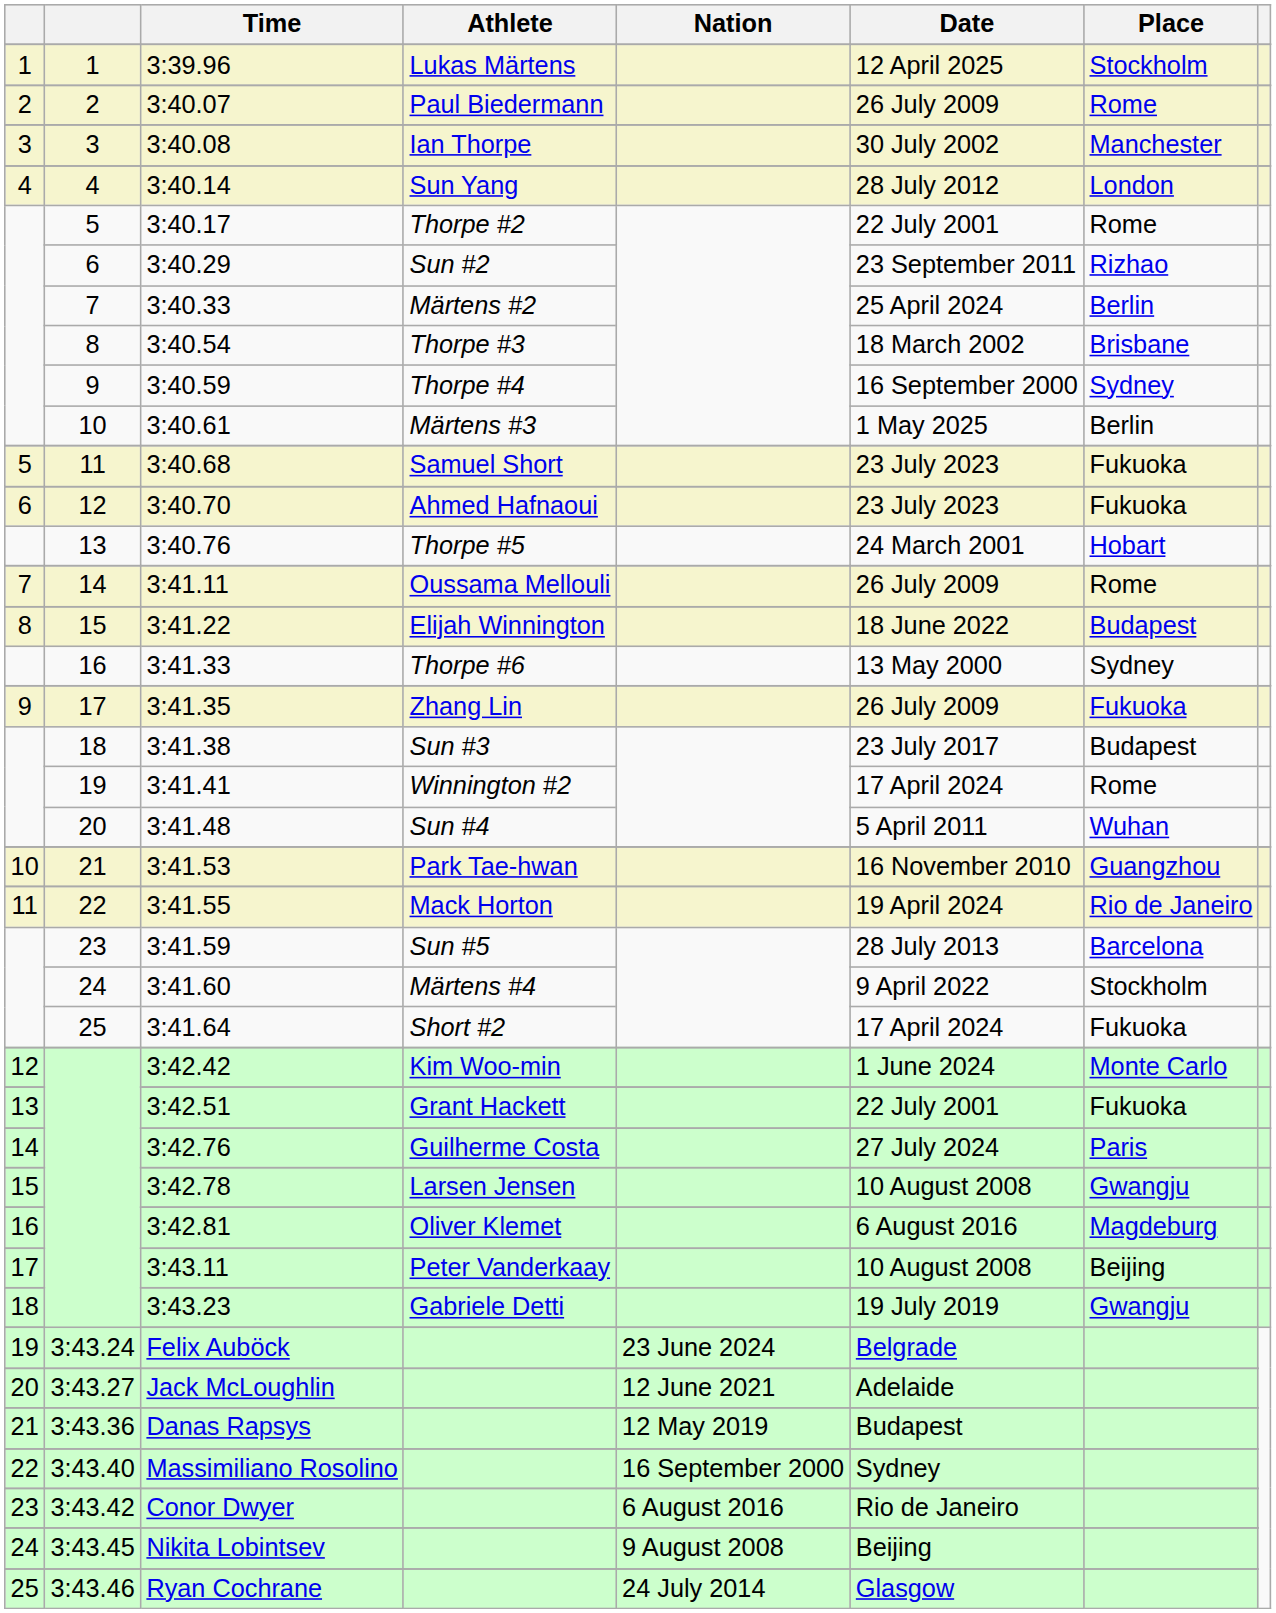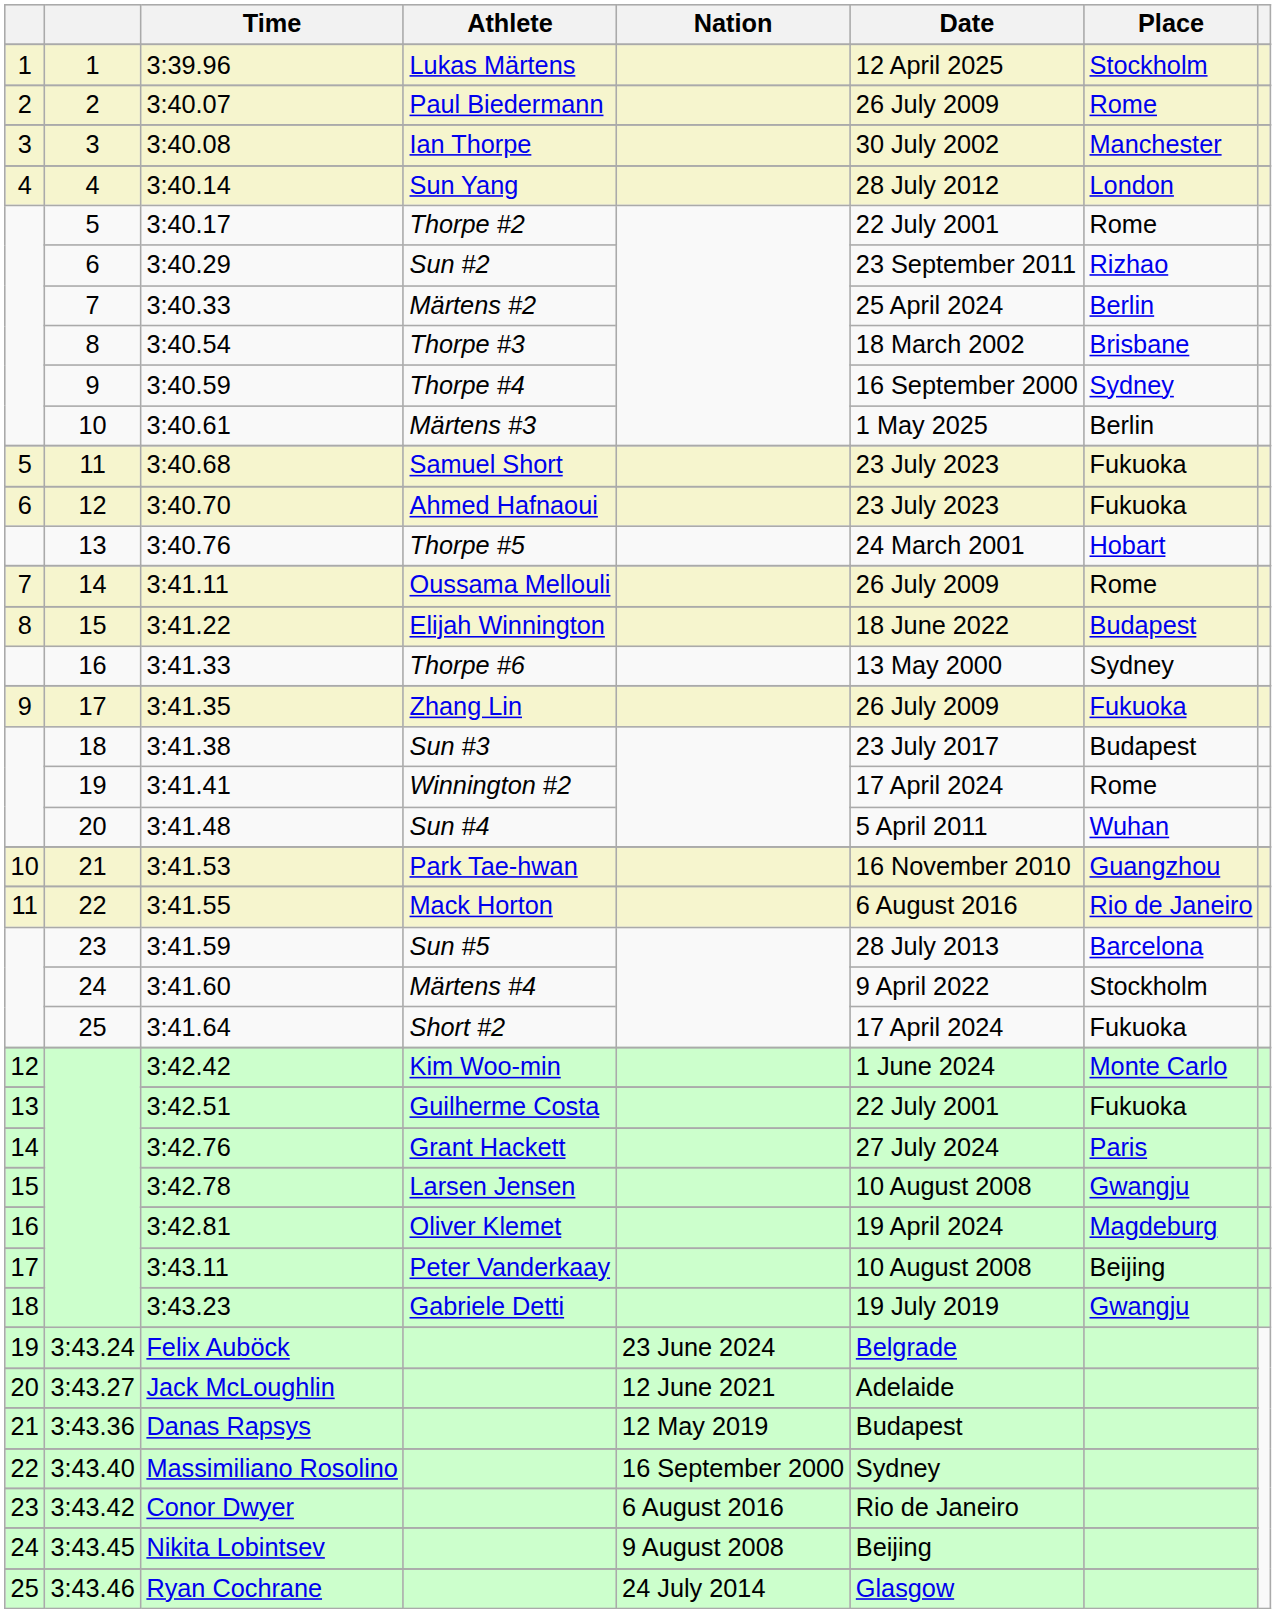(930, 906) 19 April 2024 -> (937, 906) 6 August 2016
(488, 1107) Grant Hackett -> (504, 1107) Guilherme Costa
(504, 1147) Guilherme Costa -> (488, 1147) Grant Hackett
(937, 1227) 6 August 2016 -> (930, 1227) 19 April 2024
